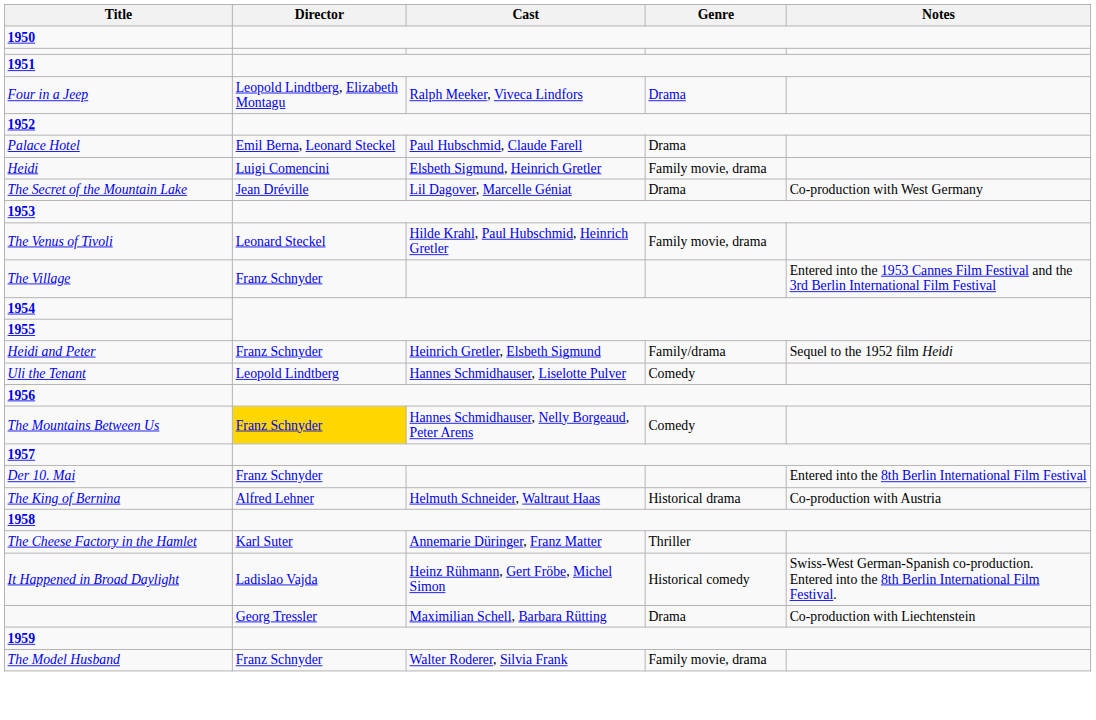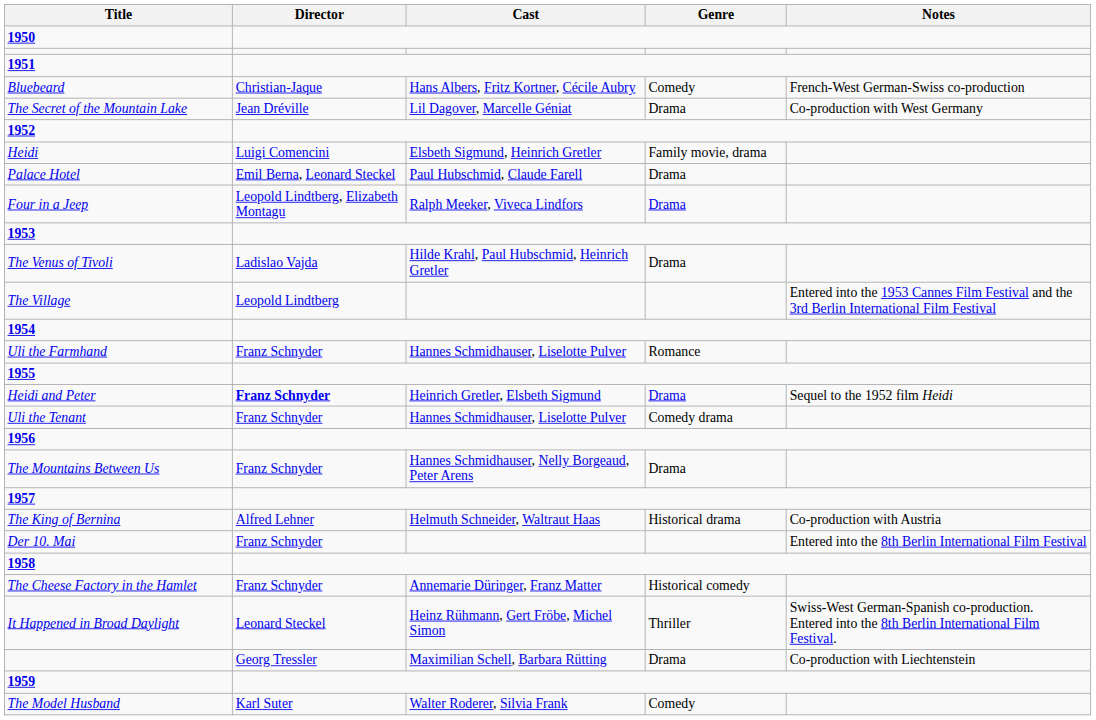+ row: (36, 87)
rows swapped: (48, 94) <-> (97, 189)
rows swapped: (23, 168) <-> (44, 146)
(281, 241) Leonard Steckel -> (277, 263) Ladislao Vajda
(707, 241) Family movie, drama -> (667, 263) Drama
(279, 278) Franz Schnyder -> (287, 300) Leopold Lindtberg
+ row: (57, 351)
(279, 351) normal -> (283, 395) bold
(687, 351) Family/drama -> (667, 395) Drama
(287, 373) Leopold Lindtberg -> (279, 417) Franz Schnyder
(672, 373) Comedy -> (691, 417) Comedy drama
(279, 425) gold background -> (279, 468) no background
(672, 425) Comedy -> (667, 468) Drama
rows swapped: (41, 476) <-> (64, 498)
(264, 541) Karl Suter -> (279, 585) Franz Schnyder
(669, 541) Thriller -> (699, 585) Historical comedy
(277, 579) Ladislao Vajda -> (281, 622) Leonard Steckel
(699, 579) Historical comedy -> (669, 622) Thriller
(279, 660) Franz Schnyder -> (264, 703) Karl Suter
(707, 660) Family movie, drama -> (672, 703) Comedy
